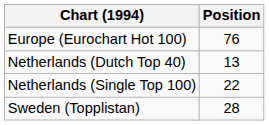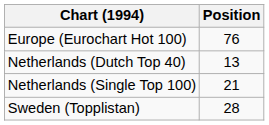(232, 85) 22 -> (232, 85) 21
